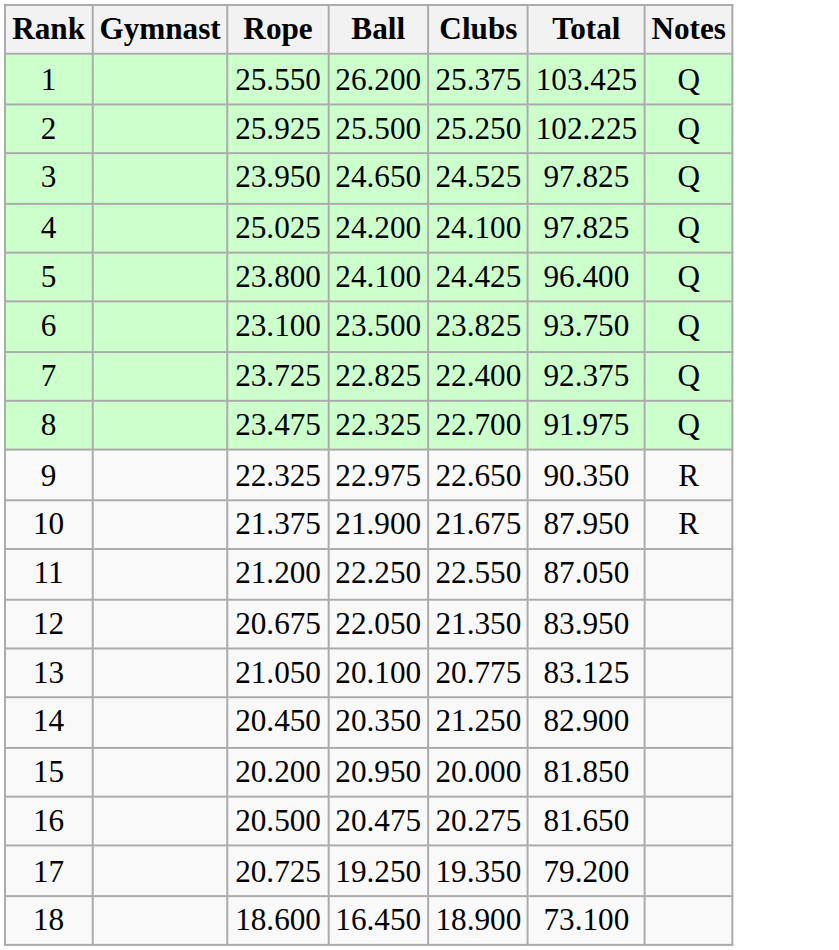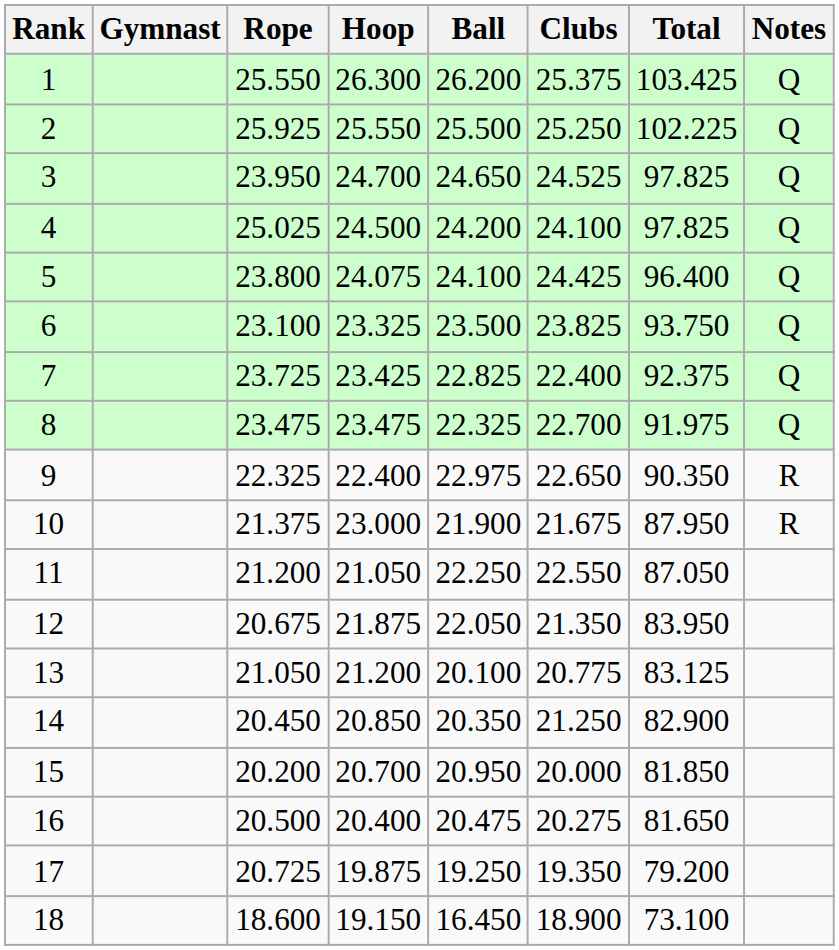+ column: (378, 29)
